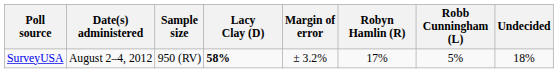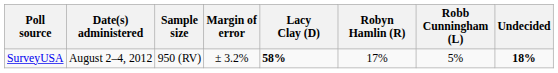columns swapped: (310, 26) <-> (243, 26)
(524, 58) normal -> (524, 58) bold
